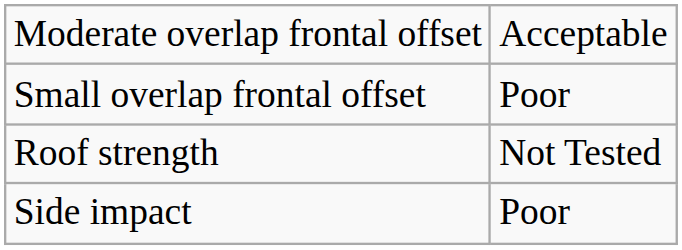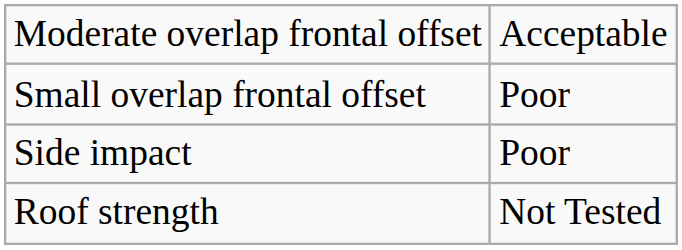rows swapped: (103, 212) <-> (116, 152)
